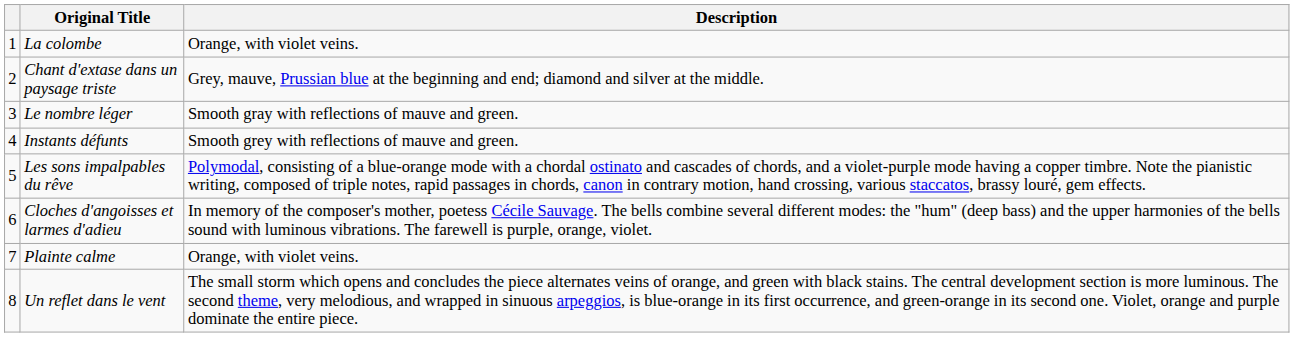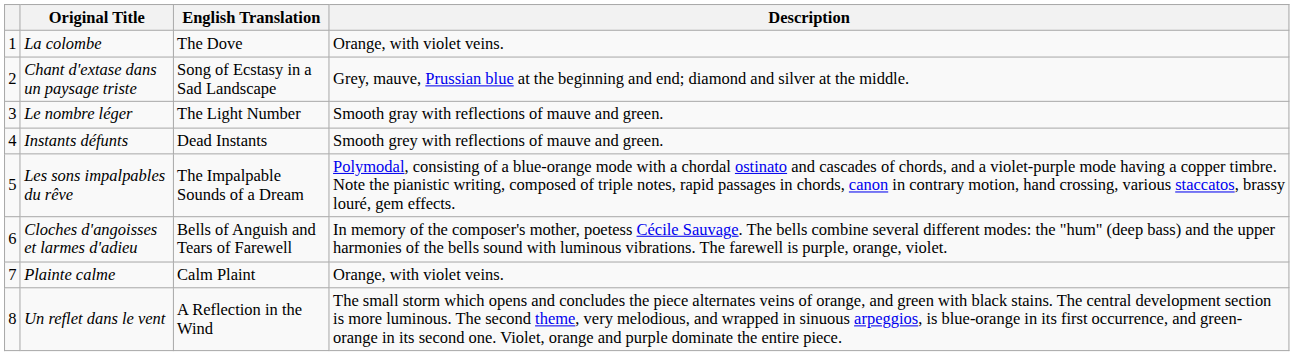+ column: (251, 17)
